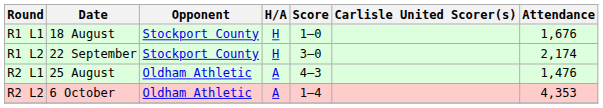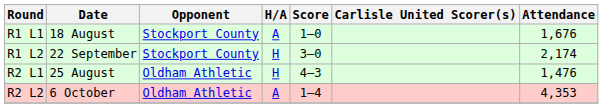(276, 34) H -> (276, 34) A
(276, 73) A -> (276, 73) H
